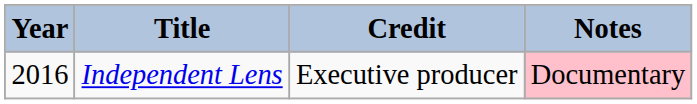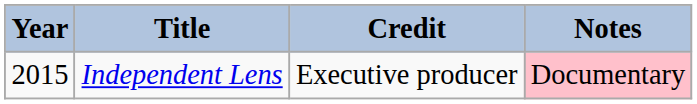(40, 74) 2016 -> (40, 74) 2015
